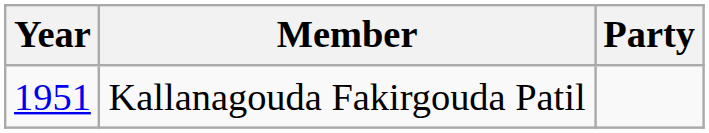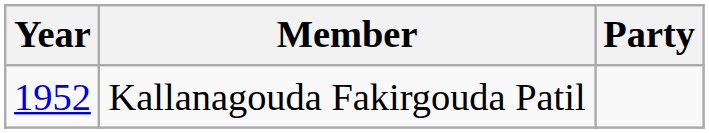(52, 95) 1951 -> (52, 95) 1952
